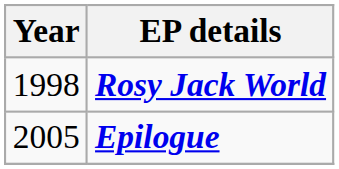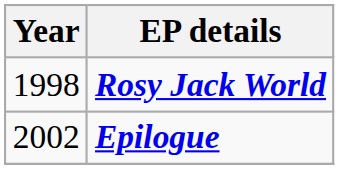(46, 137) 2005 -> (46, 137) 2002
